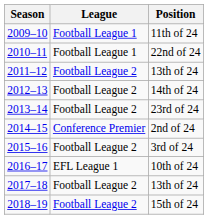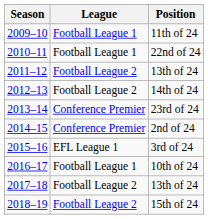(95, 109) Football League 2 -> (99, 109) Conference Premier
(95, 147) Football League 2 -> (86, 147) EFL League 1
(86, 166) EFL League 1 -> (95, 166) Football League 1
